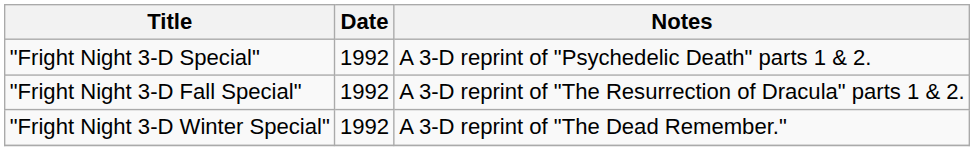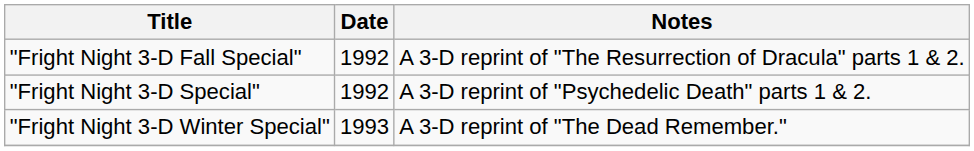rows swapped: (135, 57) <-> (156, 92)
(365, 127) 1992 -> (365, 127) 1993
